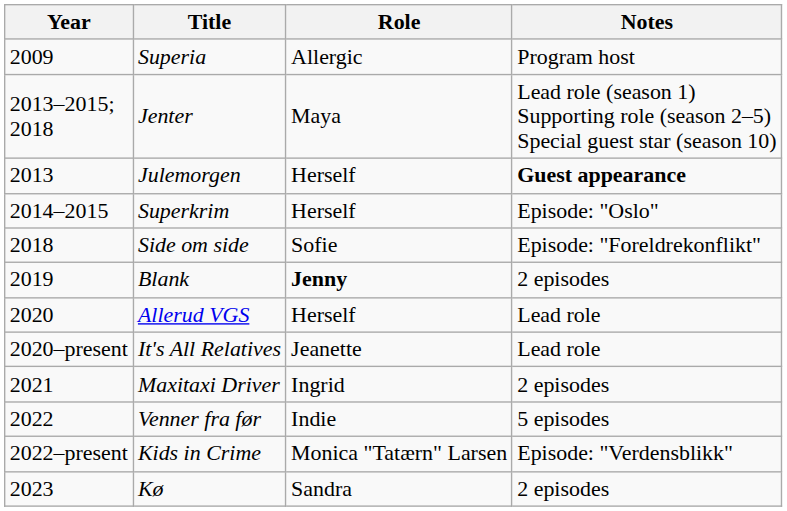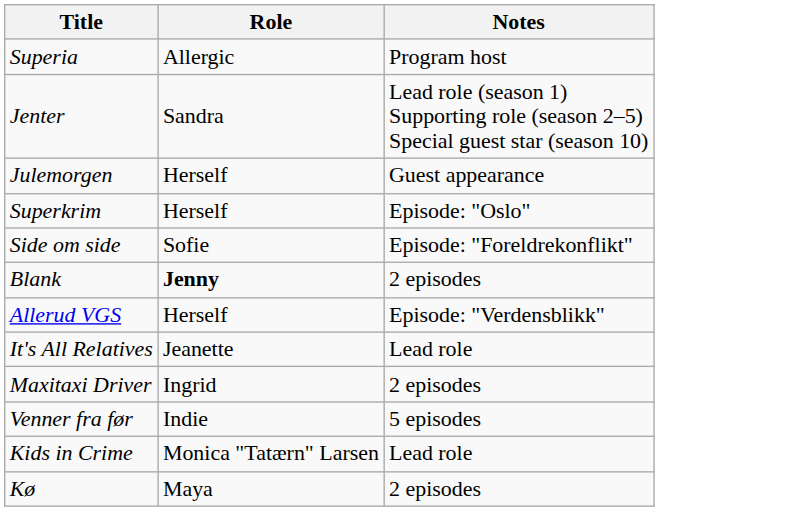- column: (69, 21)
(316, 116) Maya -> (193, 116) Sandra
(602, 175) bold -> (467, 175) normal
(559, 314) Lead role -> (497, 314) Episode: "Verdensblikk"
(625, 453) Episode: "Verdensblikk" -> (431, 453) Lead role
(322, 488) Sandra -> (188, 488) Maya
